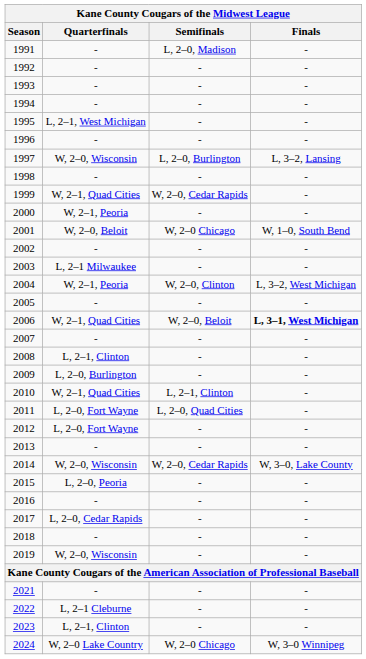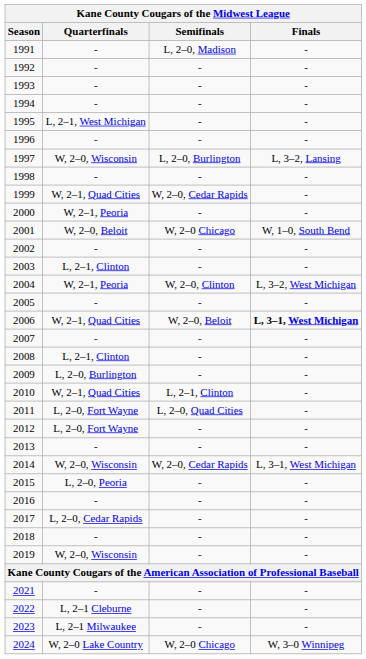(96, 266) L, 2–1 Milwaukee -> (96, 266) L, 2–1, Clinton
(306, 464) W, 3–0, Lake County -> (306, 464) L, 3–1, West Michigan
(96, 627) L, 2–1, Clinton -> (96, 627) L, 2–1 Milwaukee
